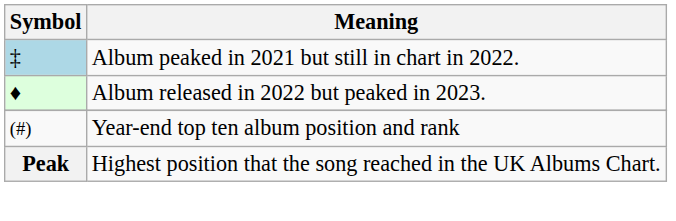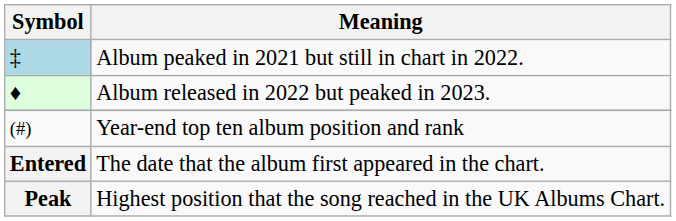+ row: (320, 163)
